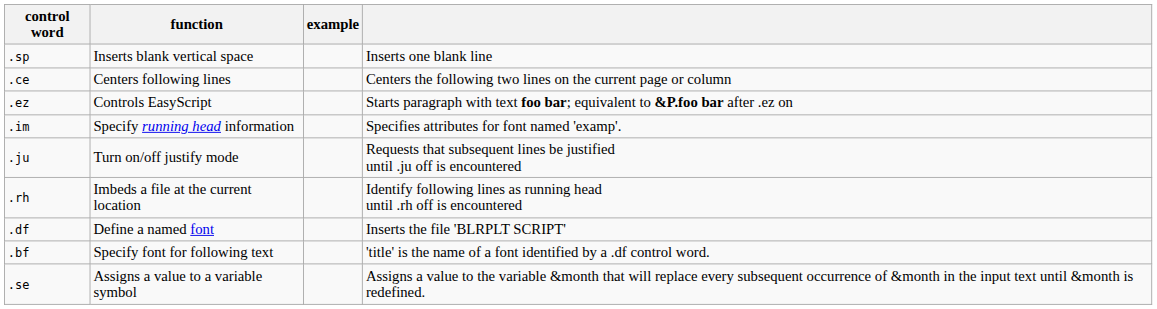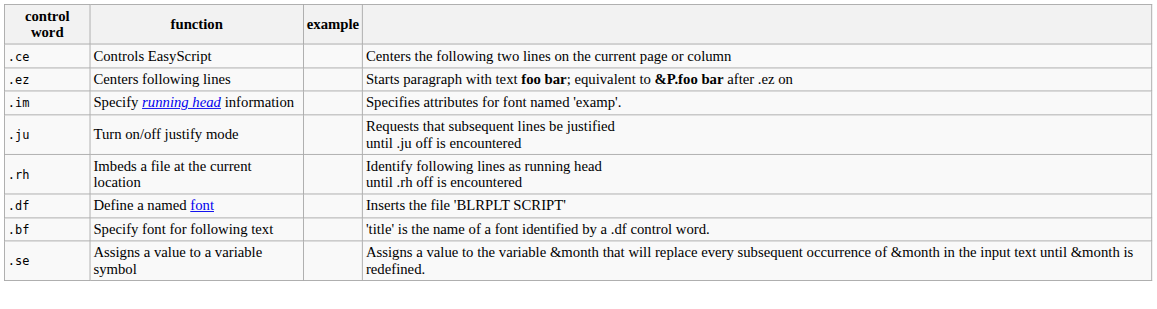- row: (19, 56)
(162, 79) Centers following lines -> (153, 56) Controls EasyScript
(153, 102) Controls EasyScript -> (162, 79) Centers following lines
